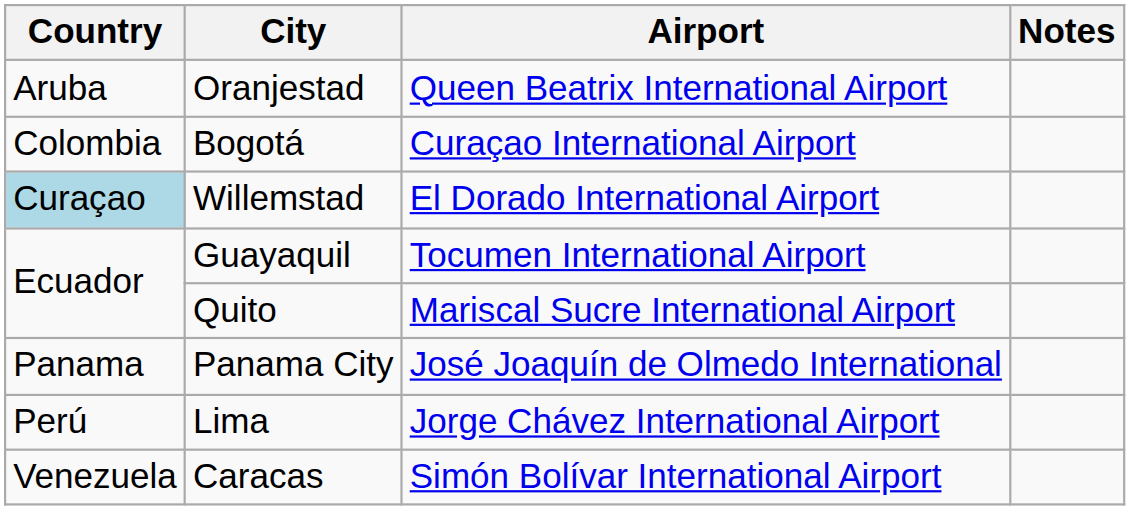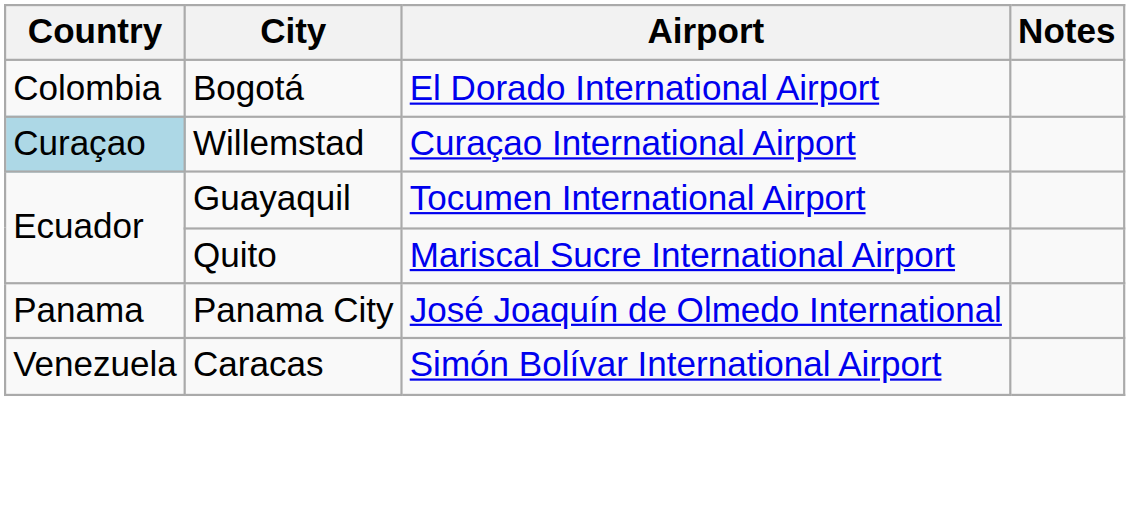- row: (279, 87)
(633, 143) Curaçao International Airport -> (644, 87) El Dorado International Airport
(644, 198) El Dorado International Airport -> (633, 143) Curaçao International Airport
- row: (231, 421)
